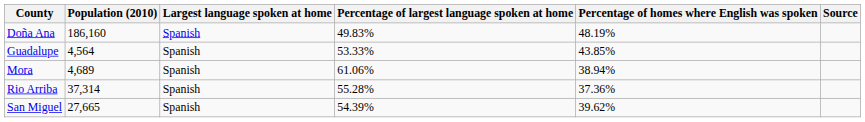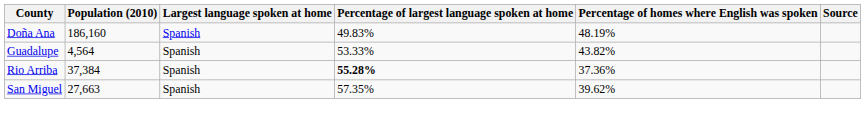(597, 51) 43.85% -> (597, 51) 43.82%
- row: (20, 70)
(84, 88) 37,314 -> (84, 70) 37,384
(355, 88) normal -> (356, 70) bold
(84, 107) 27,665 -> (84, 88) 27,663
(355, 107) 54.39% -> (355, 88) 57.35%
